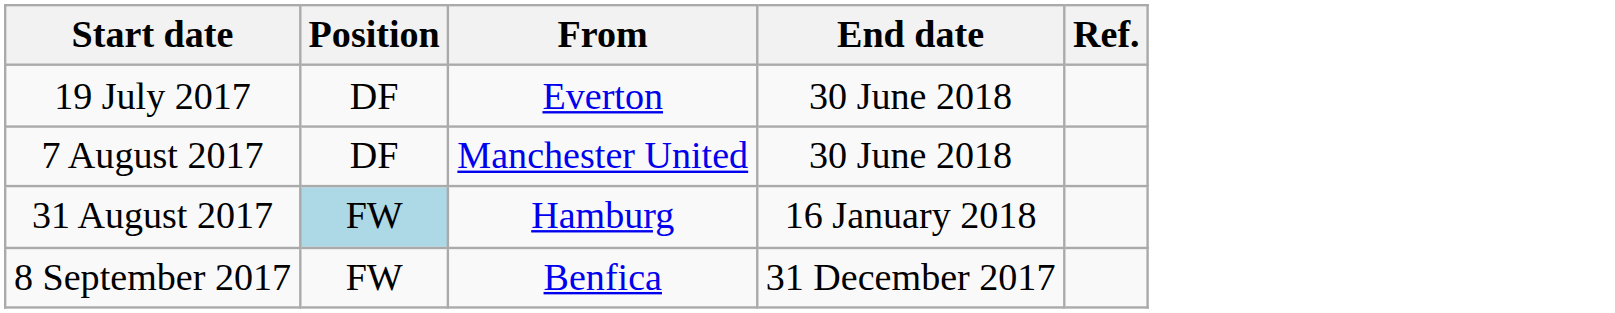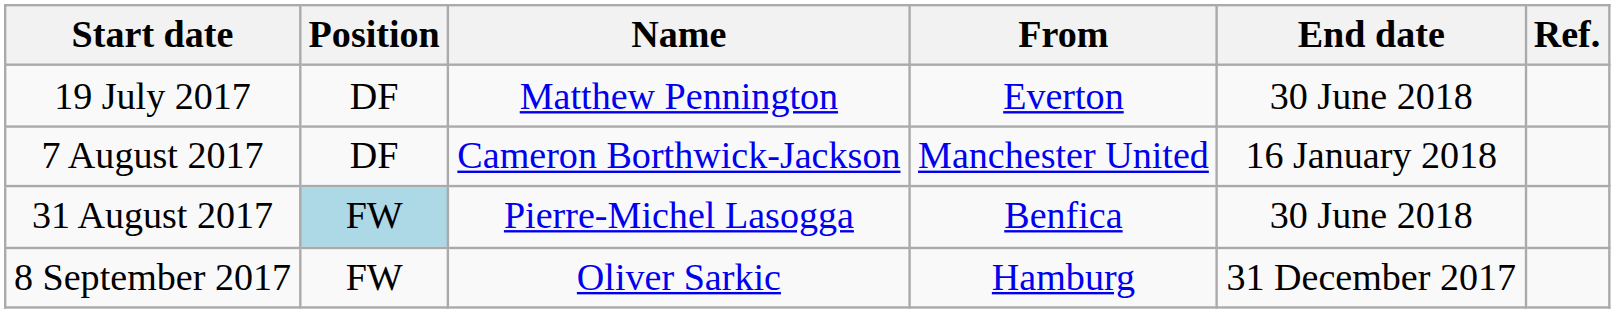+ column: (679, 34)
(911, 155) 30 June 2018 -> (1371, 155) 16 January 2018
(603, 215) Hamburg -> (1063, 215) Benfica
(911, 215) 16 January 2018 -> (1371, 215) 30 June 2018
(603, 276) Benfica -> (1063, 276) Hamburg
